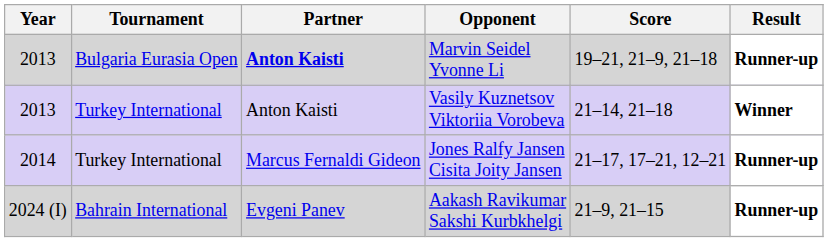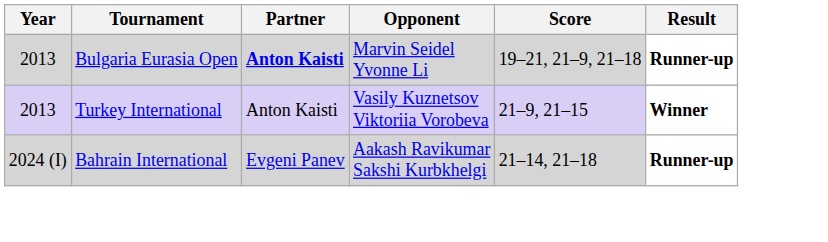(624, 110) 21–14, 21–18 -> (543, 110) 21–9, 21–15
- row: (497, 160)
(619, 211) 21–9, 21–15 -> (548, 160) 21–14, 21–18
